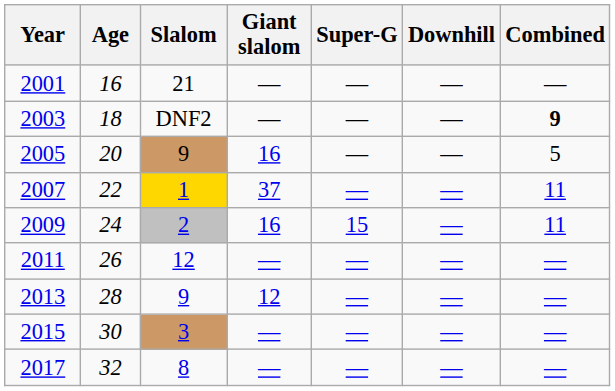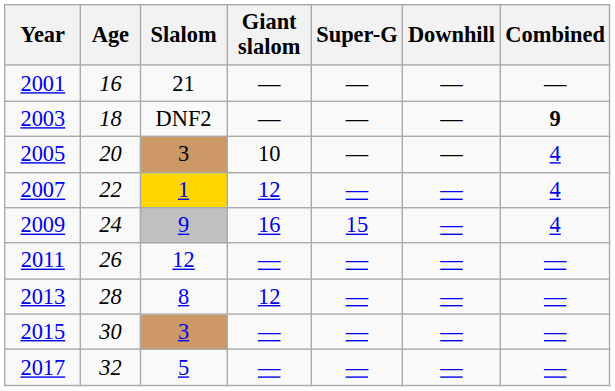(184, 154) 9 -> (184, 154) 3
(269, 154) 16 -> (269, 154) 10
(555, 154) 5 -> (555, 154) 4
(269, 189) 37 -> (269, 189) 12
(555, 189) 11 -> (555, 189) 4
(184, 225) 2 -> (184, 225) 9
(555, 225) 11 -> (555, 225) 4
(184, 296) 9 -> (184, 296) 8
(184, 367) 8 -> (184, 367) 5
